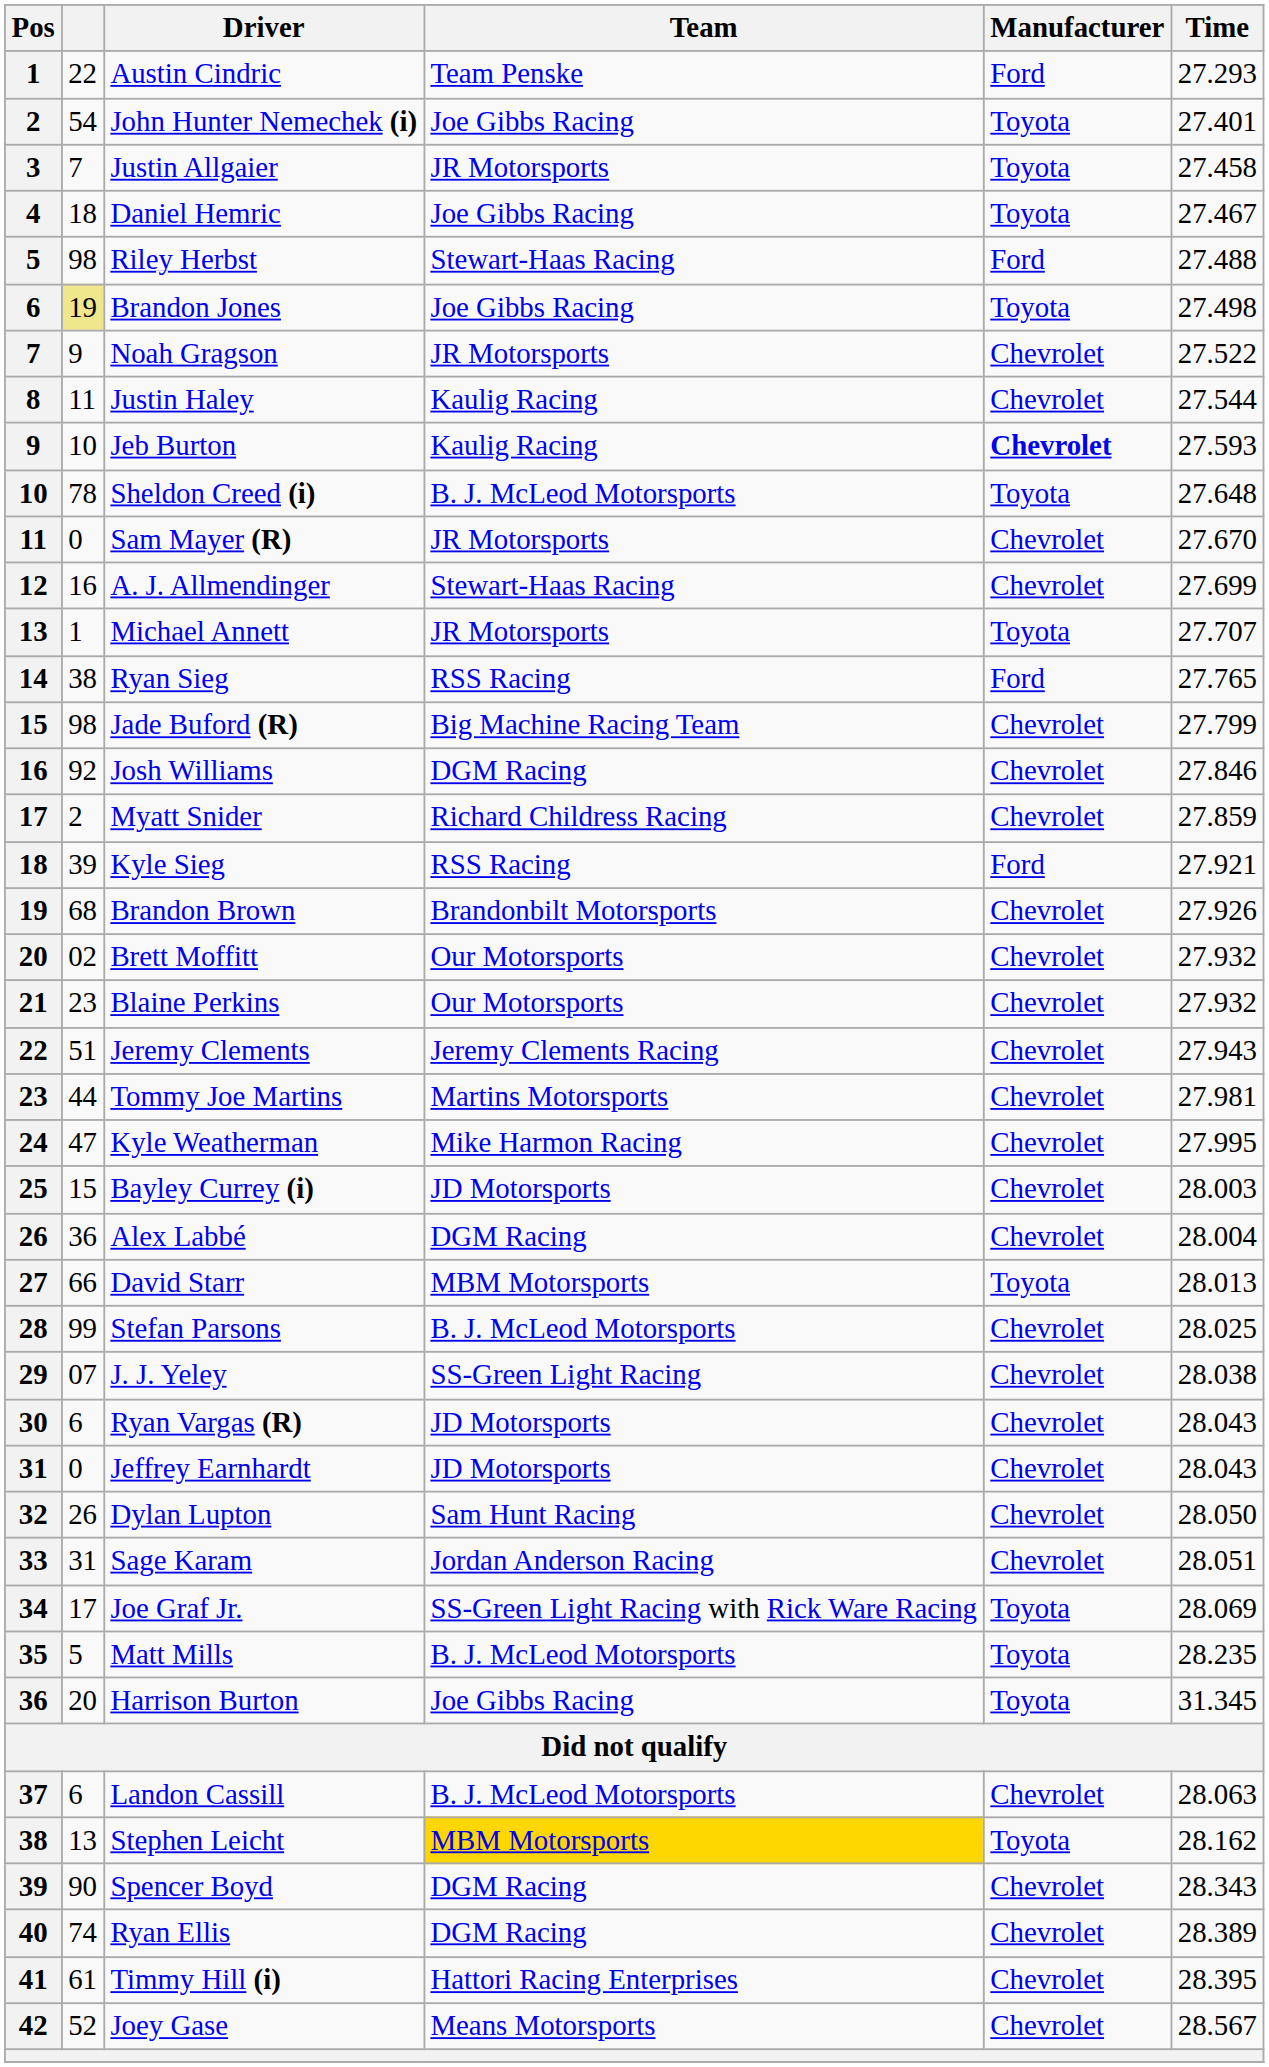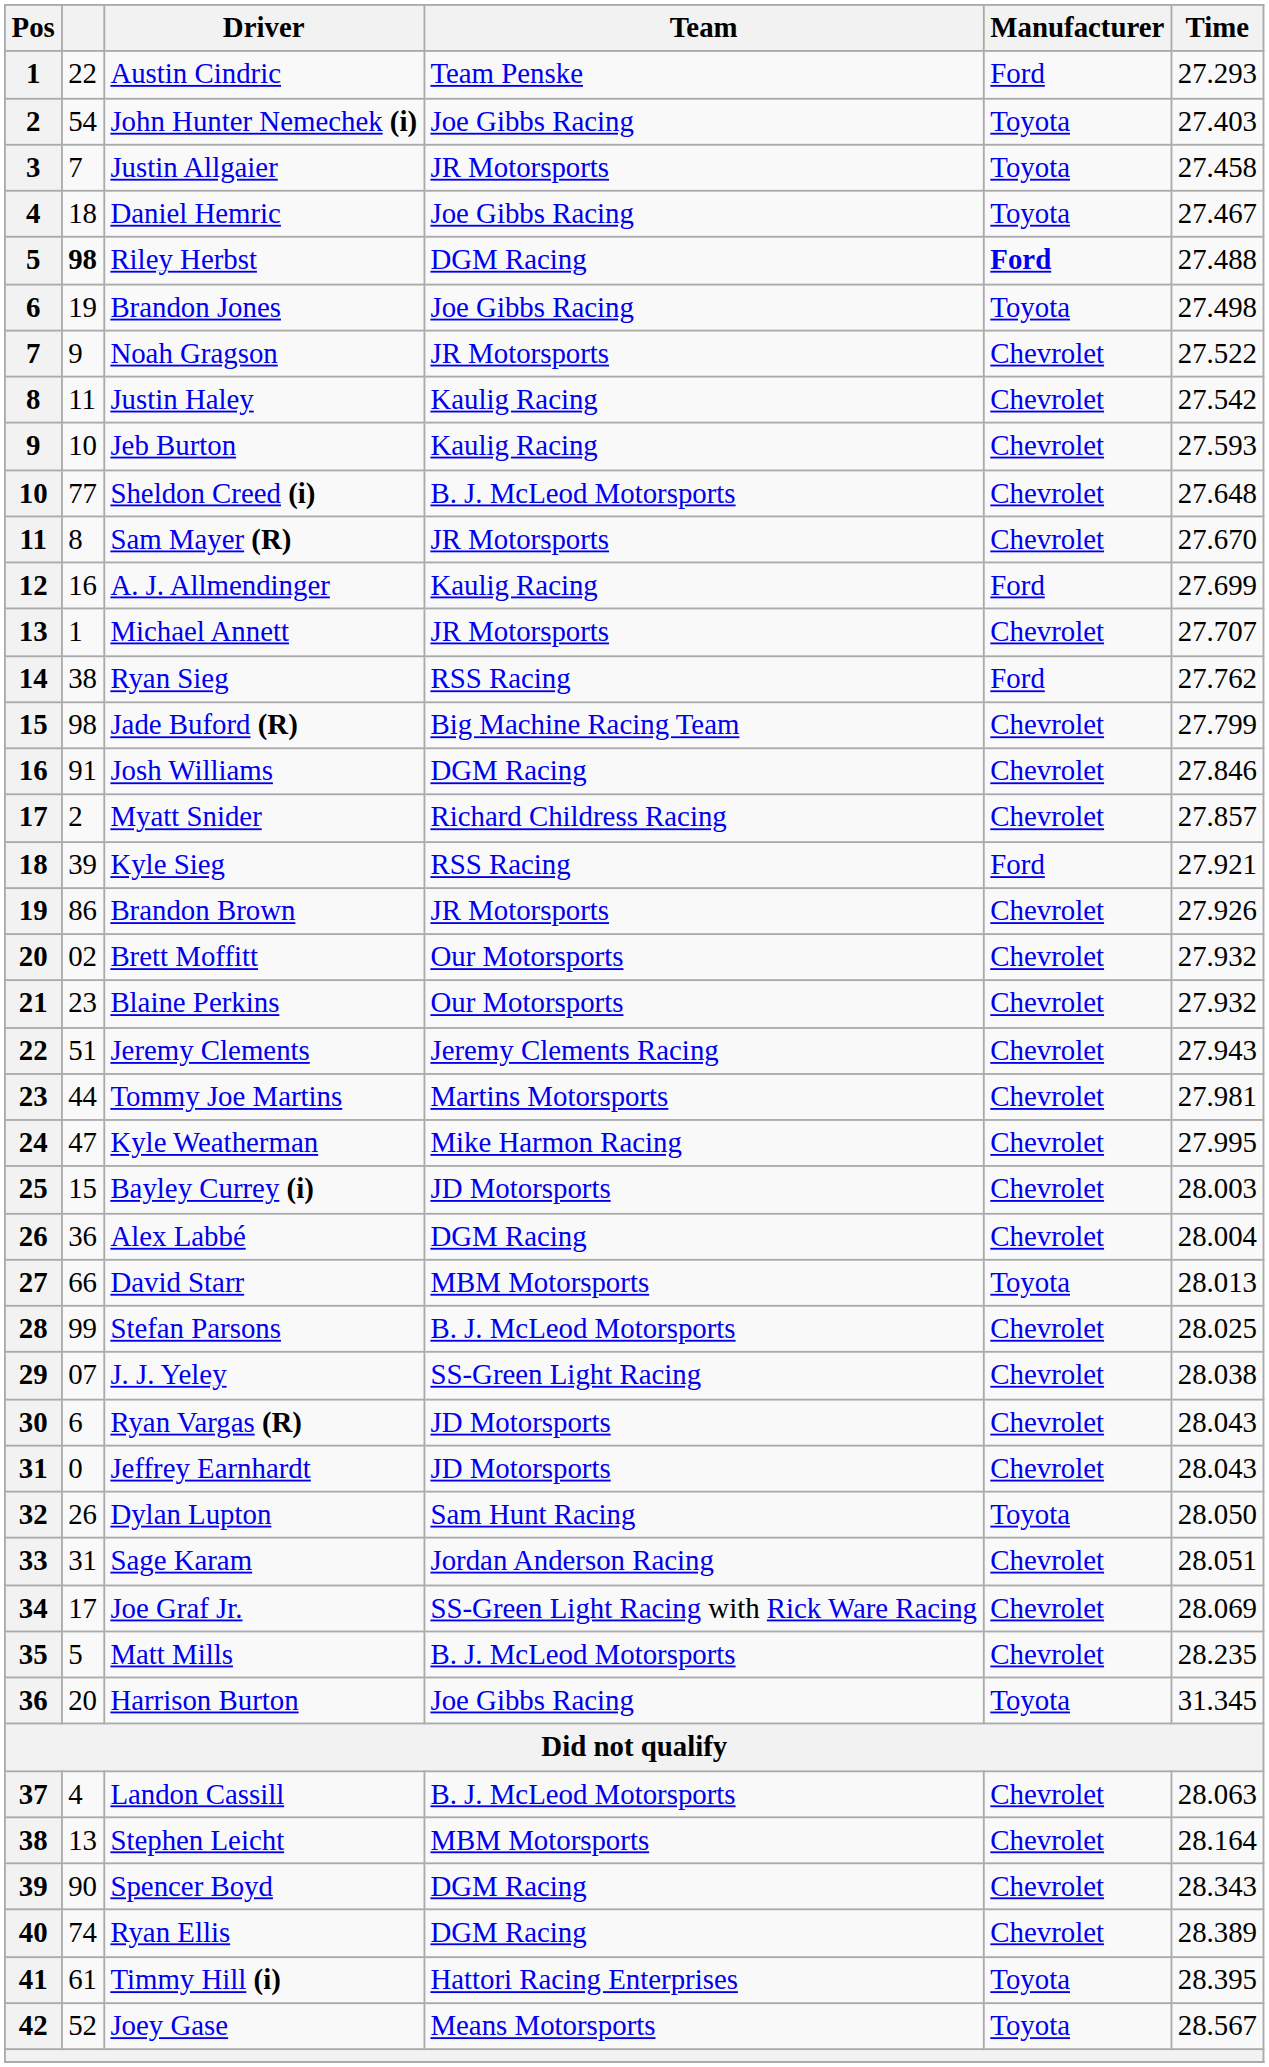(1217, 120) 27.401 -> (1217, 120) 27.403
(83, 259) normal -> (83, 259) bold
(553, 259) Stewart-Haas Racing -> (509, 259) DGM Racing
(1018, 259) normal -> (1021, 259) bold
(83, 306) khaki background -> (83, 306) no background
(1217, 399) 27.544 -> (1217, 399) 27.542
(1051, 445) bold -> (1047, 445) normal
(83, 492) 78 -> (83, 492) 77
(1030, 492) Toyota -> (1047, 492) Chevrolet
(75, 538) 0 -> (75, 538) 8
(553, 584) Stewart-Haas Racing -> (514, 584) Kaulig Racing
(1047, 584) Chevrolet -> (1018, 584) Ford
(1030, 631) Toyota -> (1047, 631) Chevrolet
(1217, 677) 27.765 -> (1217, 677) 27.762
(83, 770) 92 -> (83, 770) 91
(1217, 817) 27.859 -> (1217, 817) 27.857
(83, 910) 68 -> (83, 910) 86
(573, 910) Brandonbilt Motorsports -> (520, 910) JR Motorsports
(1047, 1514) Chevrolet -> (1030, 1514) Toyota
(1030, 1607) Toyota -> (1047, 1607) Chevrolet
(1030, 1653) Toyota -> (1047, 1653) Chevrolet
(75, 1792) 6 -> (75, 1792) 4
(540, 1839) gold background -> (540, 1839) no background
(1030, 1839) Toyota -> (1047, 1839) Chevrolet
(1217, 1839) 28.162 -> (1217, 1839) 28.164
(1047, 1978) Chevrolet -> (1030, 1978) Toyota
(1047, 2025) Chevrolet -> (1030, 2025) Toyota
